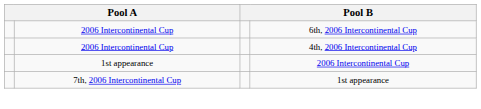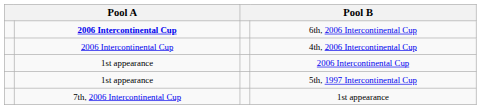(127, 30) normal -> (127, 29) bold
+ row: (363, 80)
